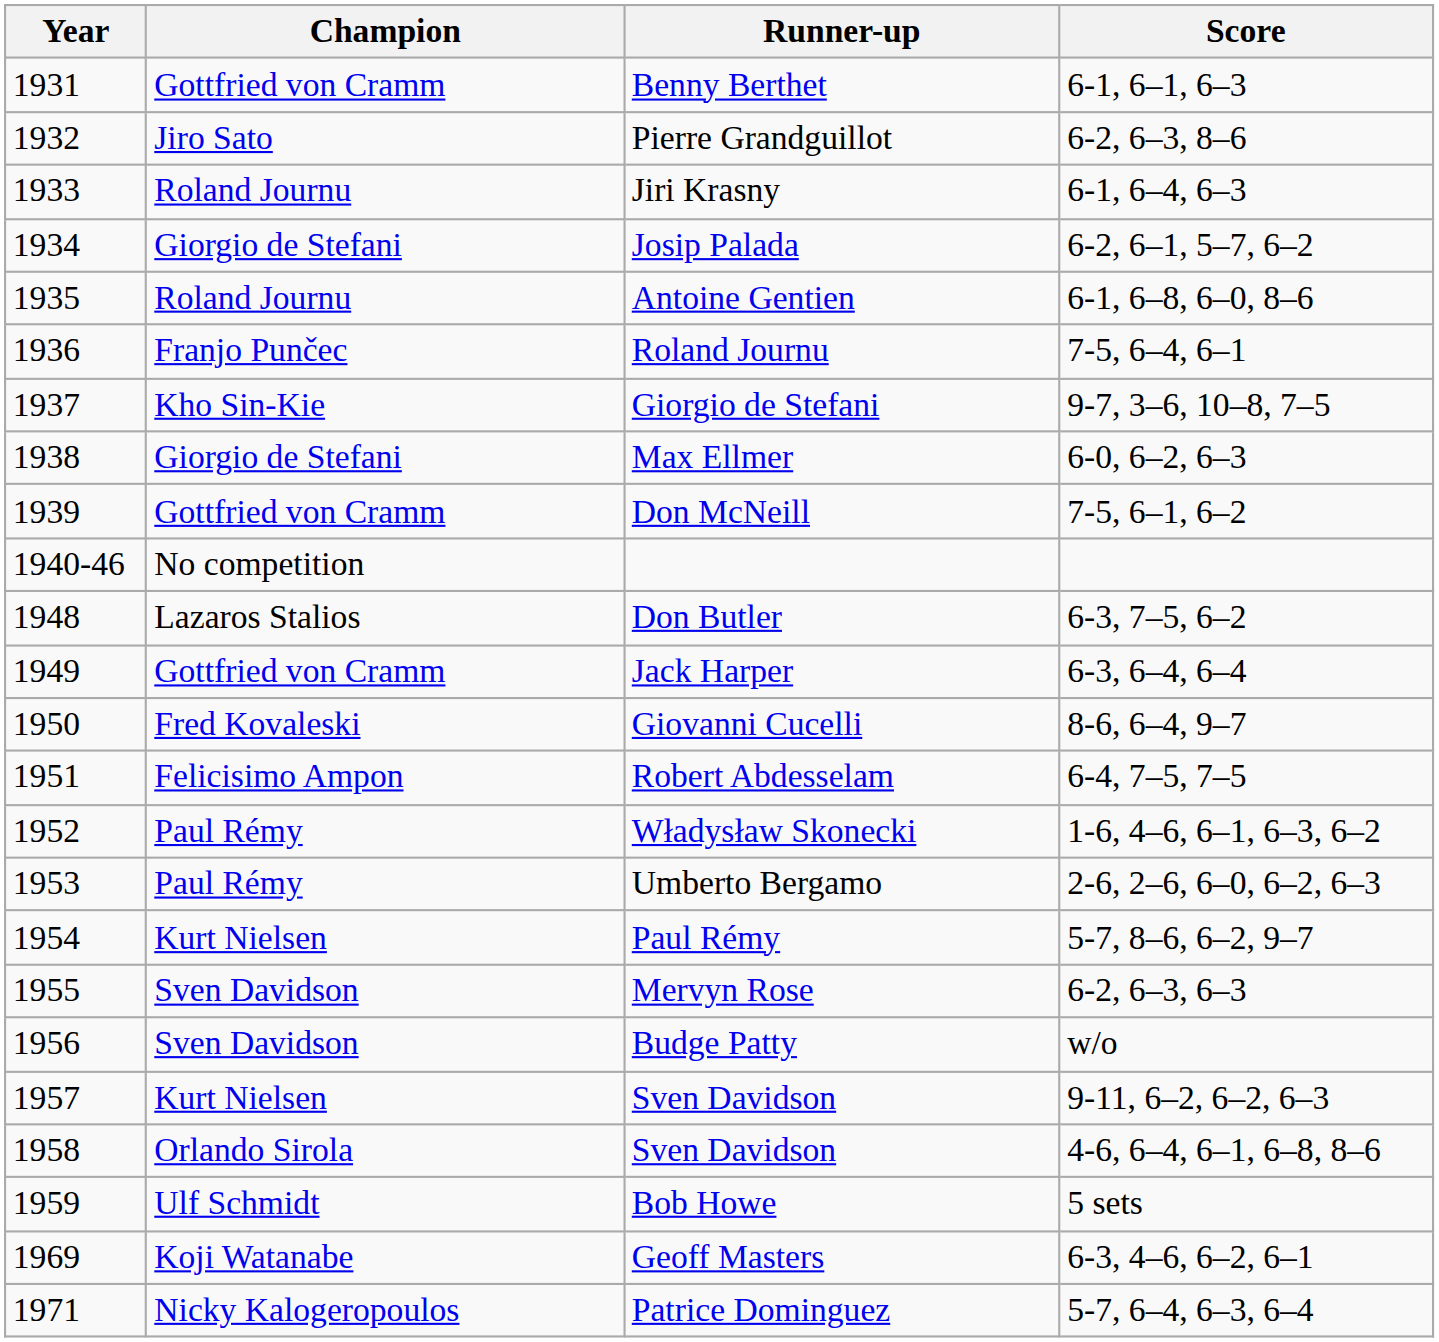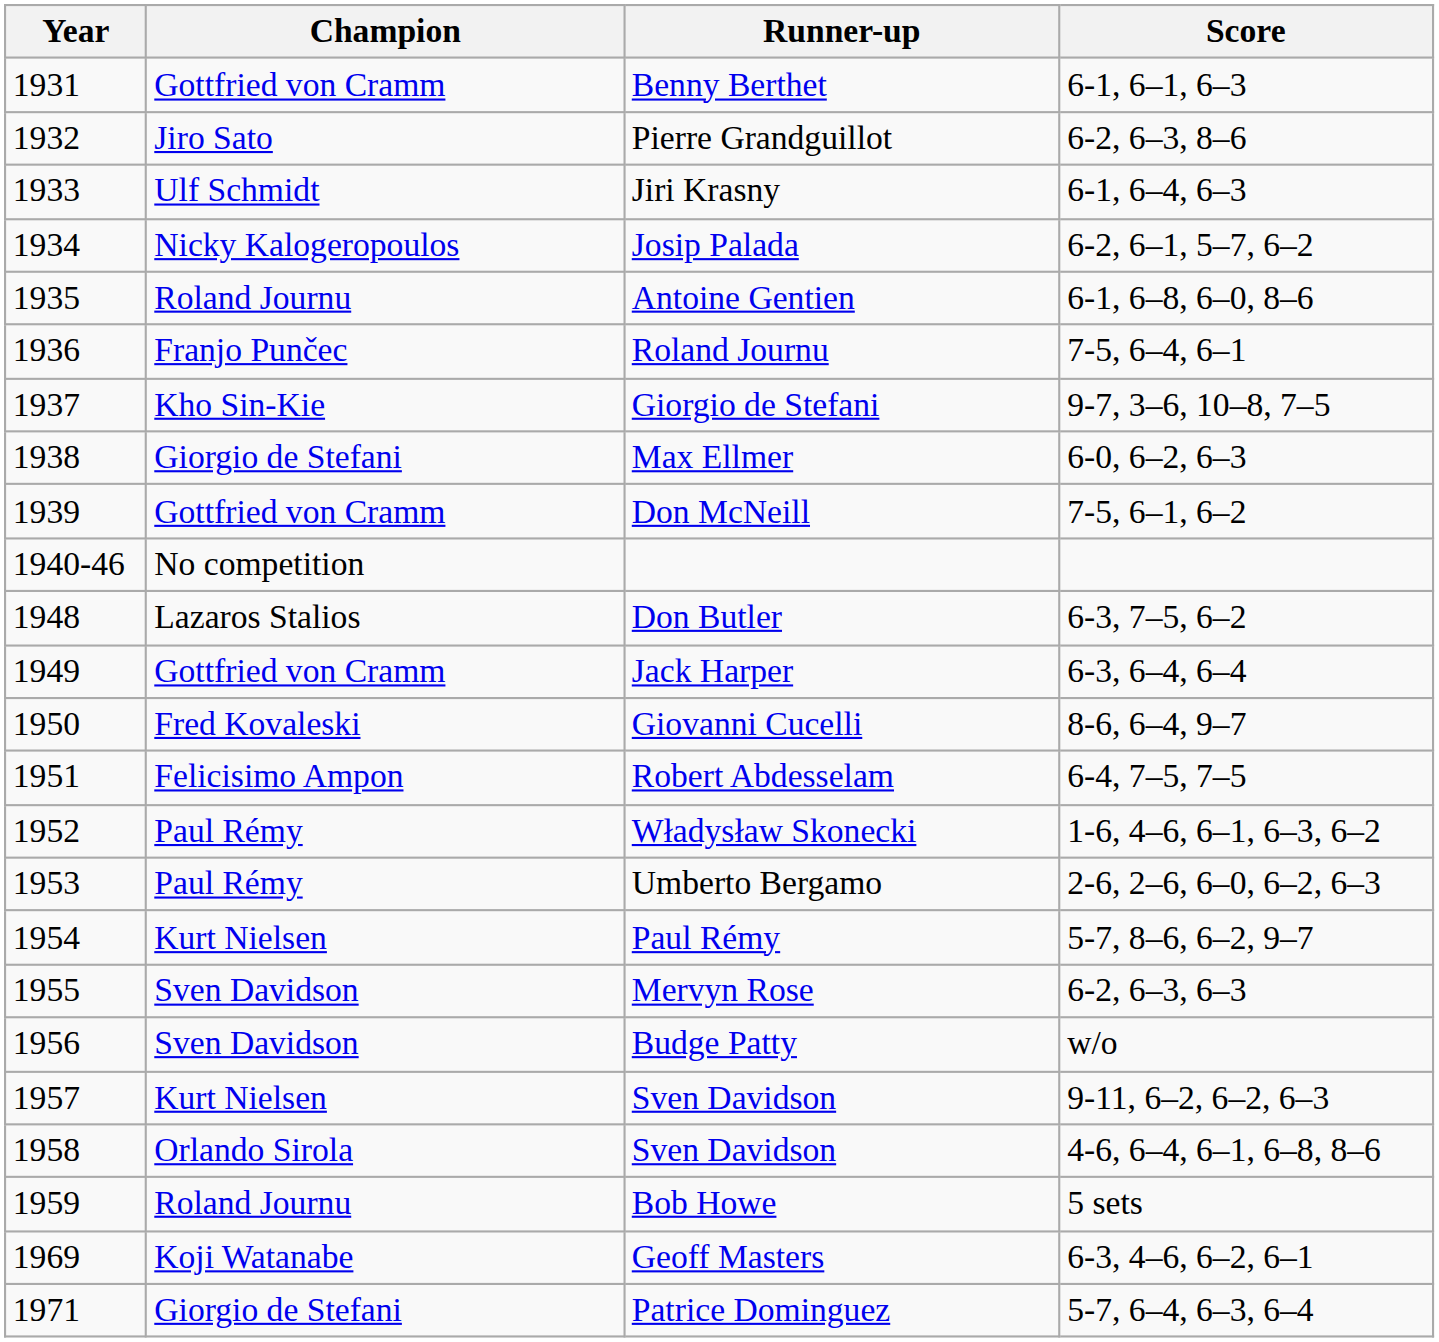(253, 191) Roland Journu -> (237, 191) Ulf Schmidt
(278, 244) Giorgio de Stefani -> (307, 244) Nicky Kalogeropoulos
(237, 1203) Ulf Schmidt -> (253, 1203) Roland Journu
(307, 1310) Nicky Kalogeropoulos -> (278, 1310) Giorgio de Stefani
